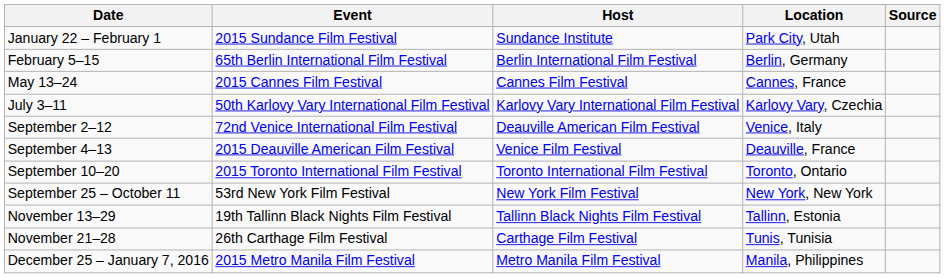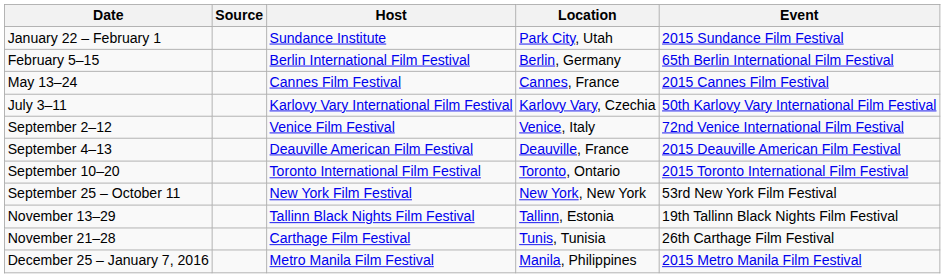columns swapped: (353, 15) <-> (913, 15)
(598, 127) Deauville American Film Festival -> (332, 127) Venice Film Festival
(559, 149) Venice Film Festival -> (371, 149) Deauville American Film Festival
